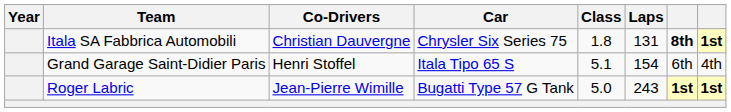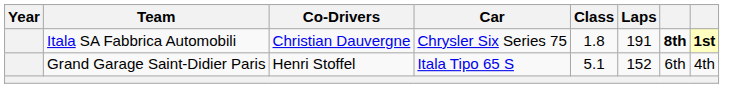(646, 41) 131 -> (639, 41) 191
(646, 65) 154 -> (639, 65) 152
- row: (90, 89)
